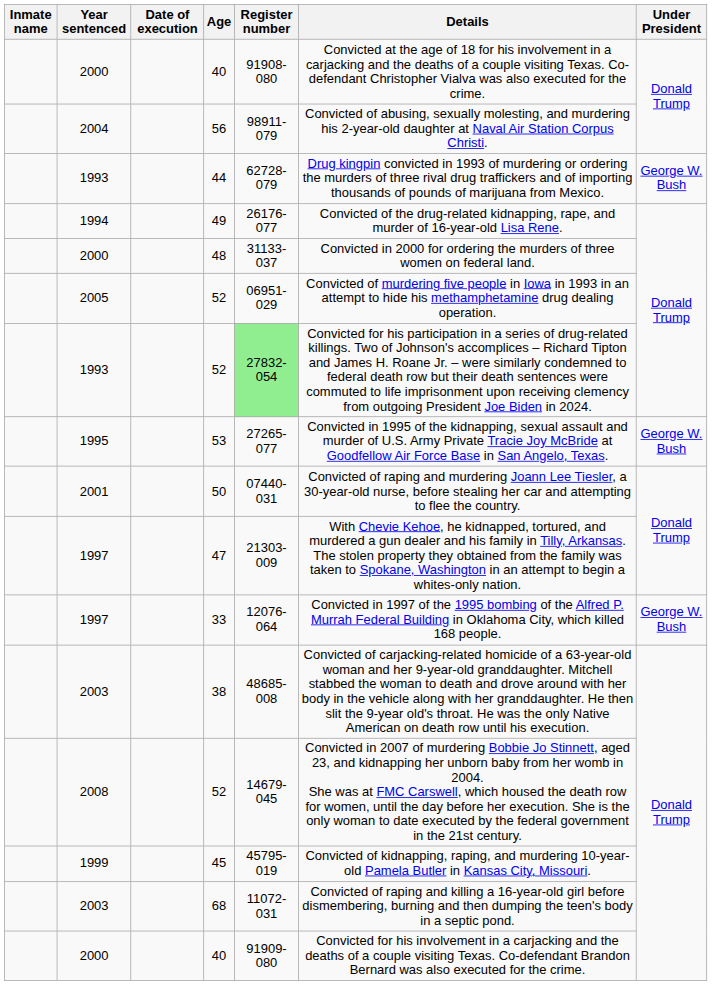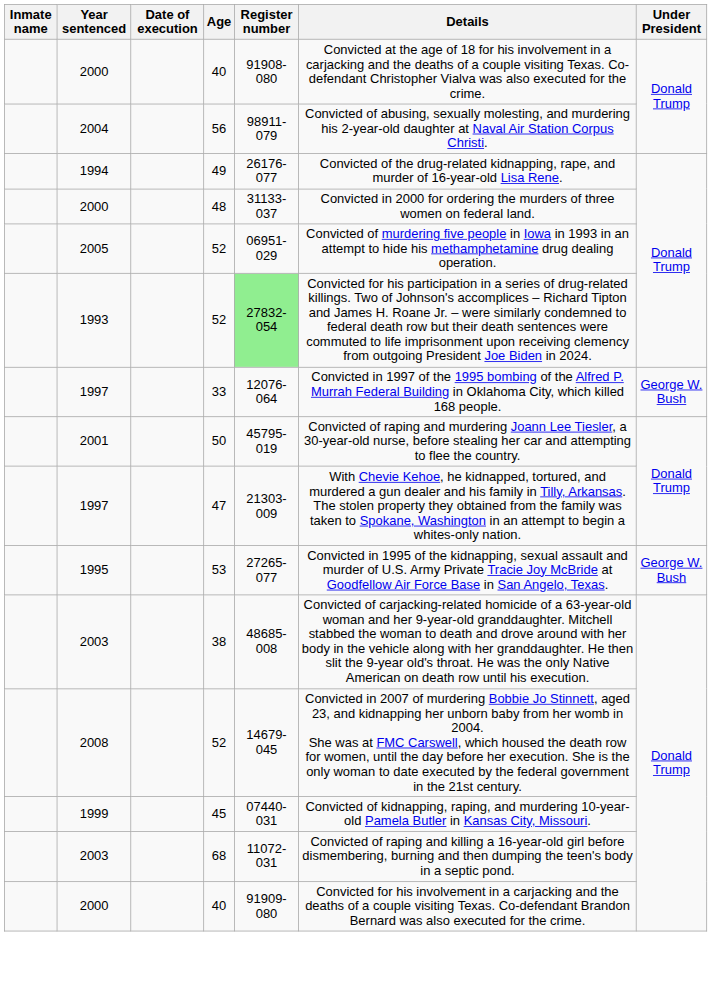- row: (94, 178)
rows swapped: (94, 441) <-> (94, 619)
(267, 491) 07440-031 -> (267, 441) 45795-019
(267, 863) 45795-019 -> (267, 814) 07440-031
